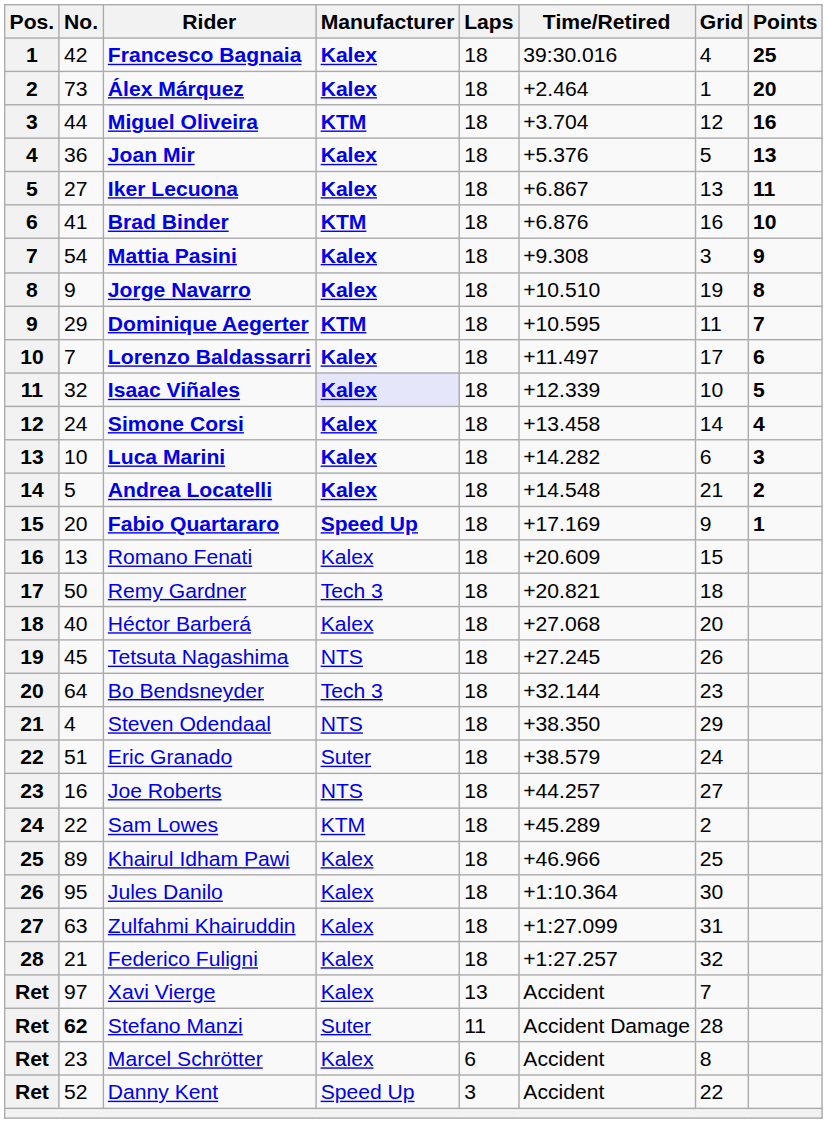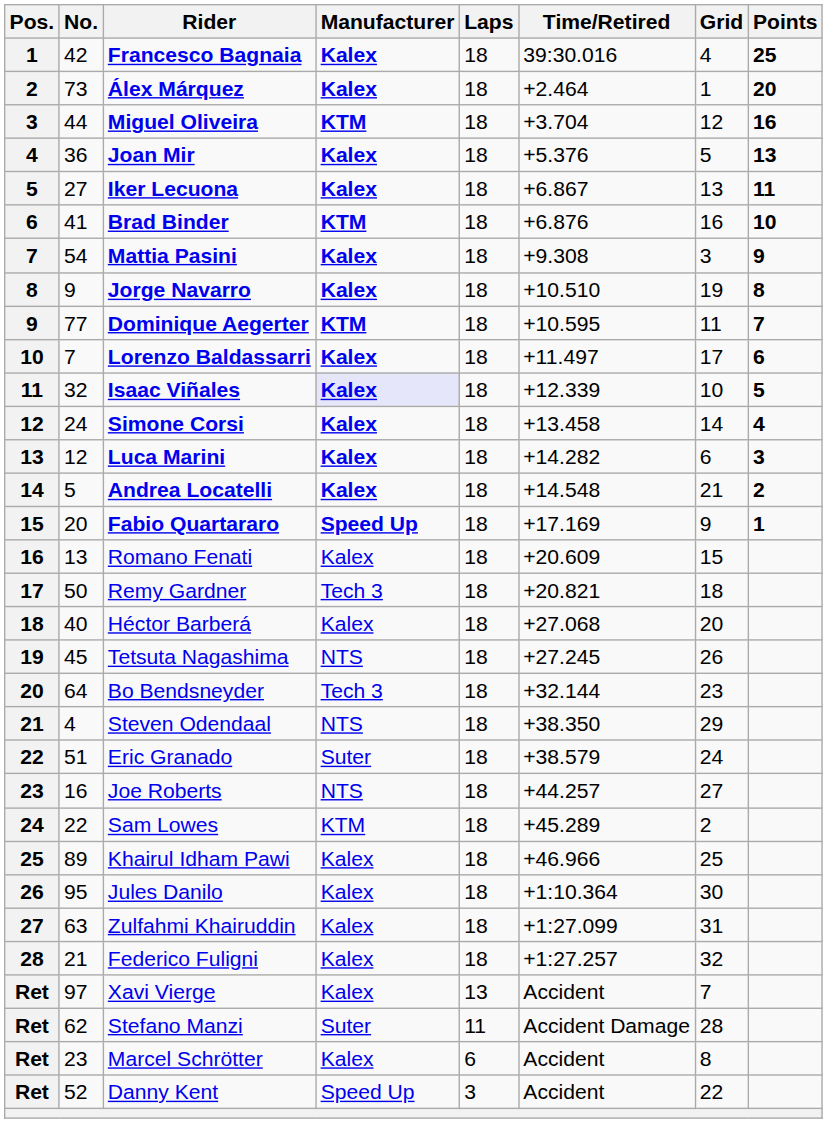(76, 323) 29 -> (76, 323) 77
(76, 456) 10 -> (76, 456) 12
(76, 1025) bold -> (76, 1025) normal
